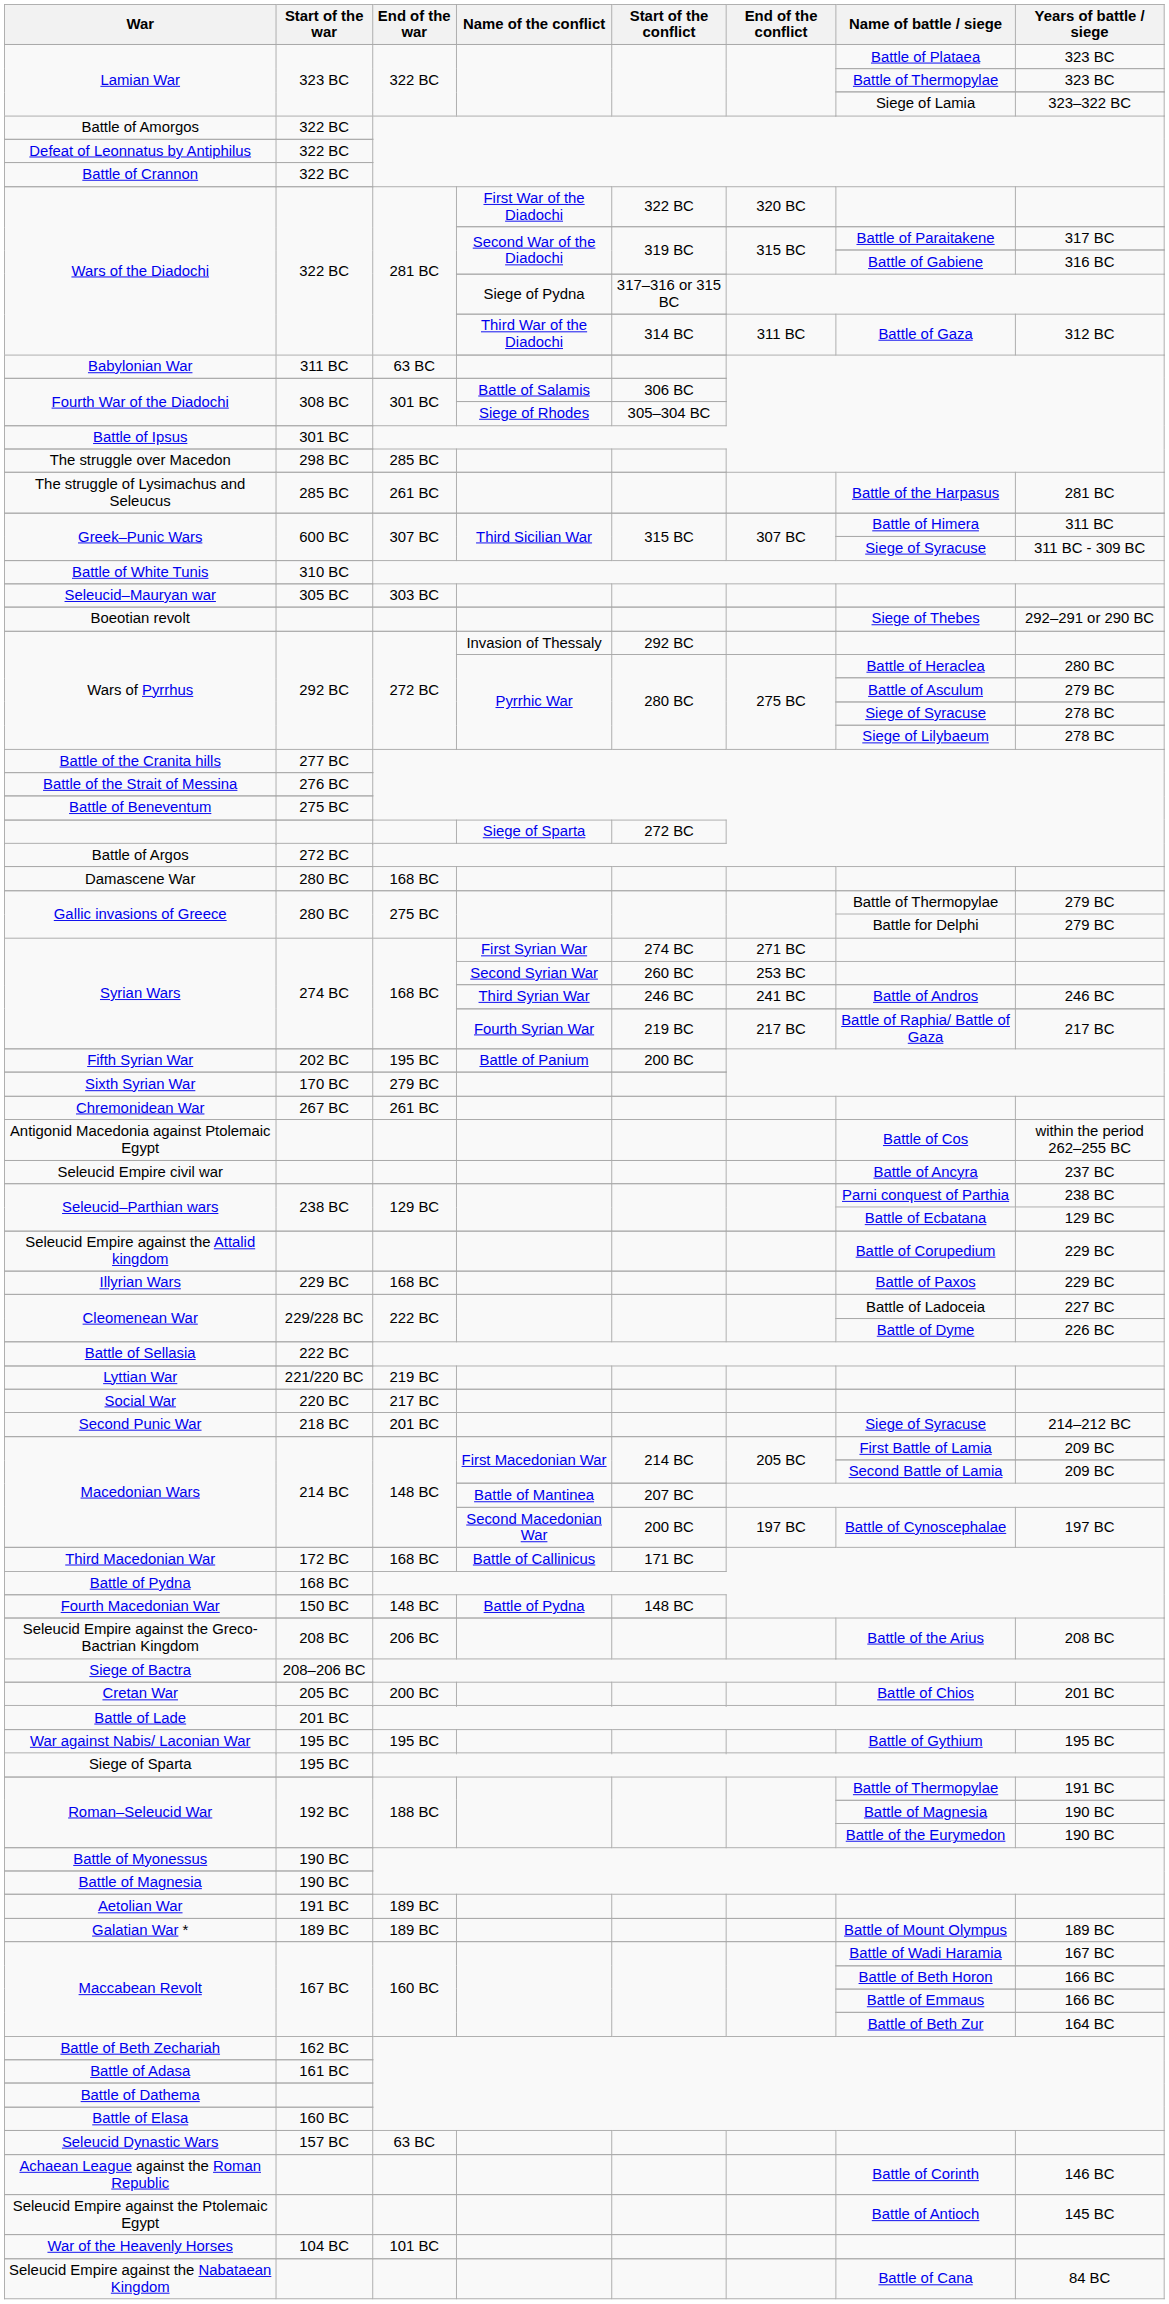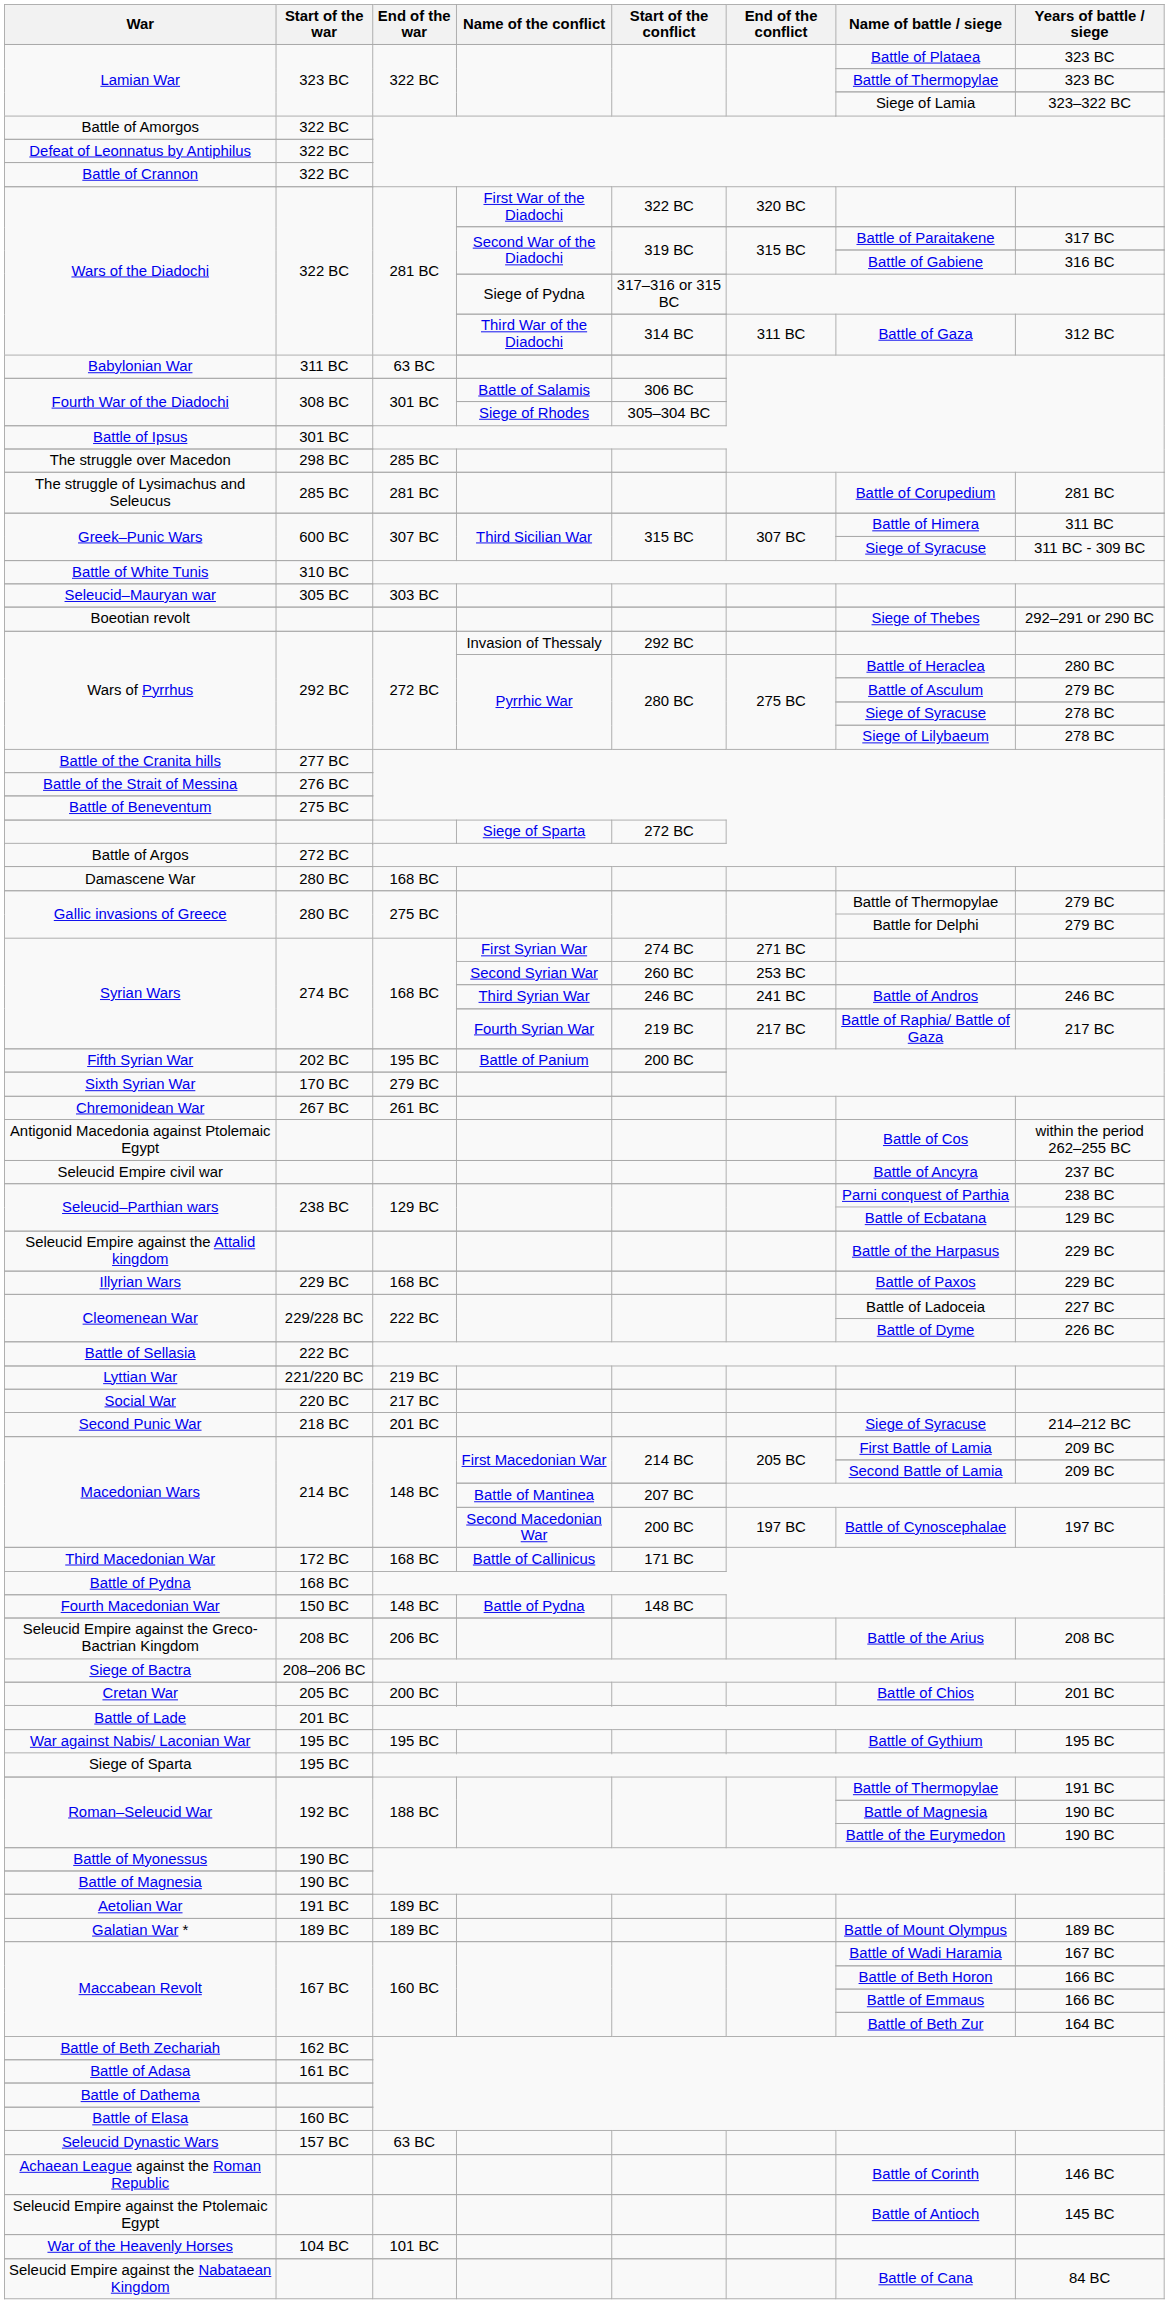(414, 492) 261 BC -> (414, 492) 281 BC
(926, 492) Battle of the Harpasus -> (926, 492) Battle of Corupedium
(926, 1250) Battle of Corupedium -> (926, 1250) Battle of the Harpasus
